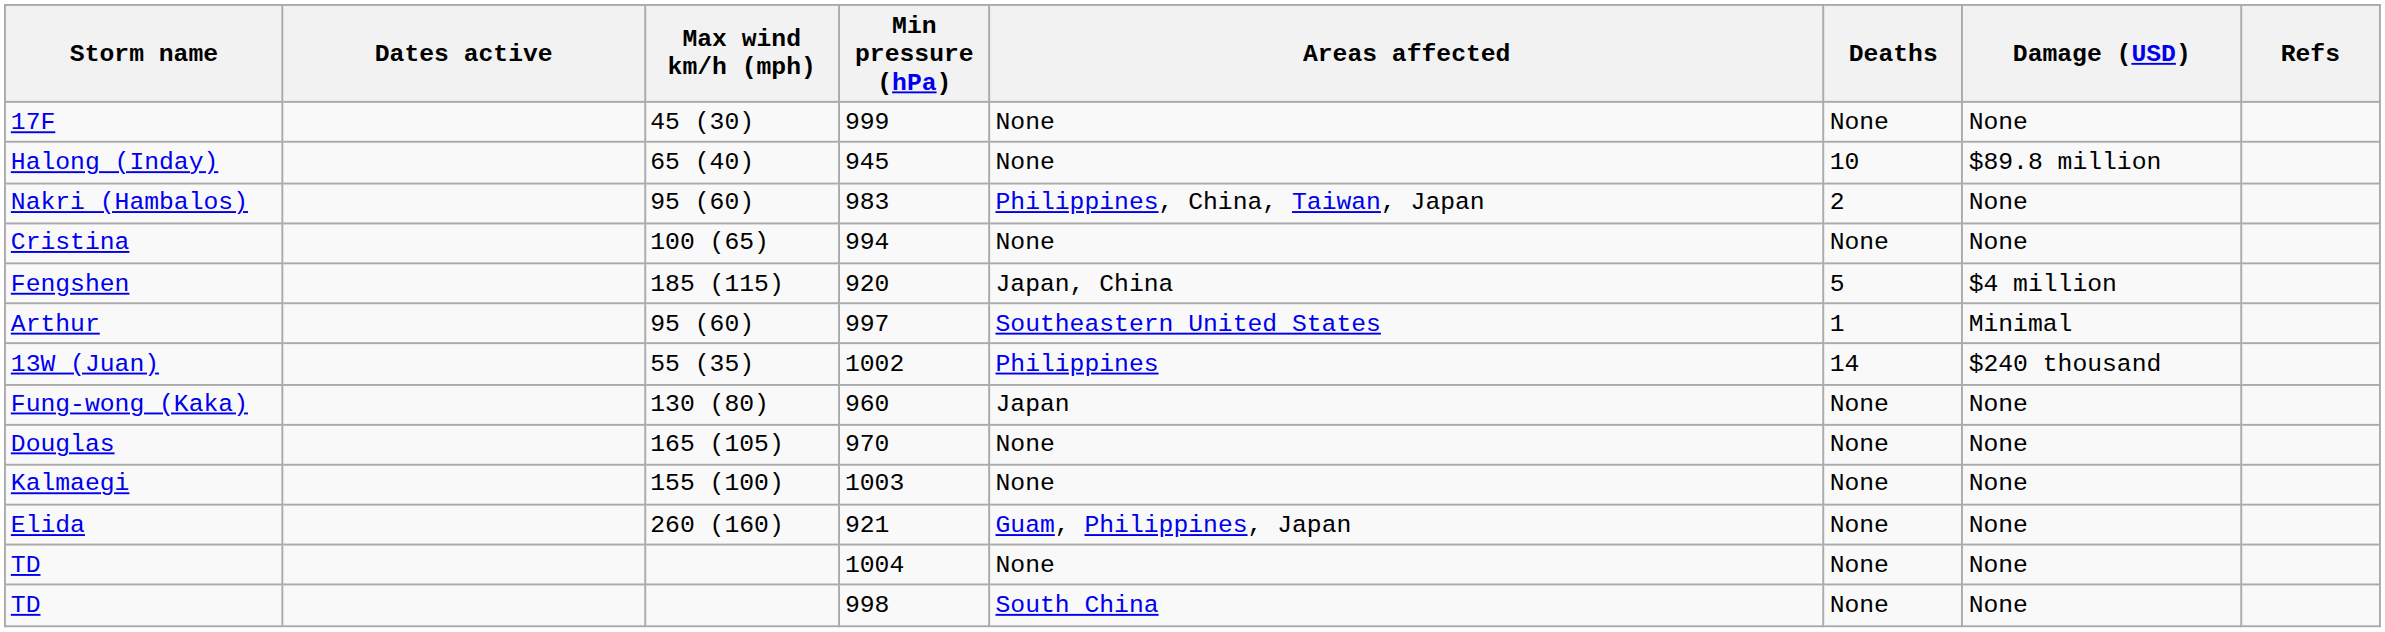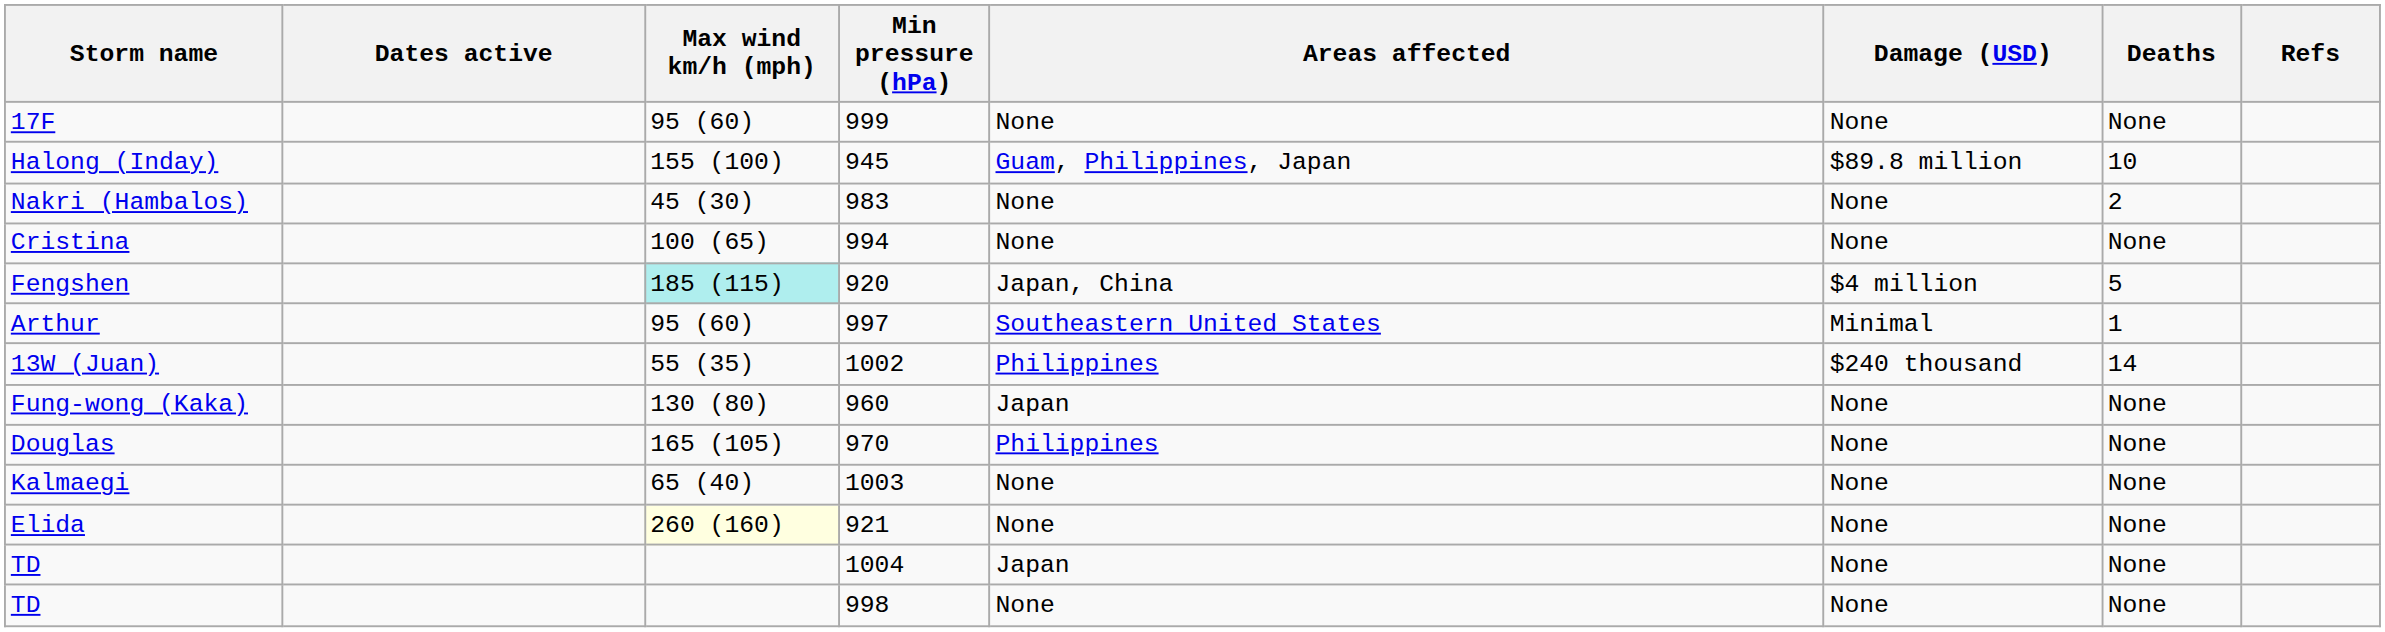columns swapped: (2102, 54) <-> (1893, 54)
(702, 122) 45 (30) -> (702, 122) 95 (60)
(702, 163) 65 (40) -> (717, 163) 155 (100)
(1025, 163) None -> (1173, 163) Guam, Philippines, Japan
(702, 203) 95 (60) -> (702, 203) 45 (30)
(1240, 203) Philippines, China, Taiwan, Japan -> (1025, 203) None
(717, 283) no background -> (717, 283) paleturquoise background
(1025, 444) None -> (1077, 444) Philippines
(717, 485) 155 (100) -> (702, 485) 65 (40)
(717, 525) no background -> (717, 525) lightyellow background
(1173, 525) Guam, Philippines, Japan -> (1025, 525) None
(1025, 565) None -> (1033, 565) Japan
(1077, 605) South China -> (1025, 605) None
